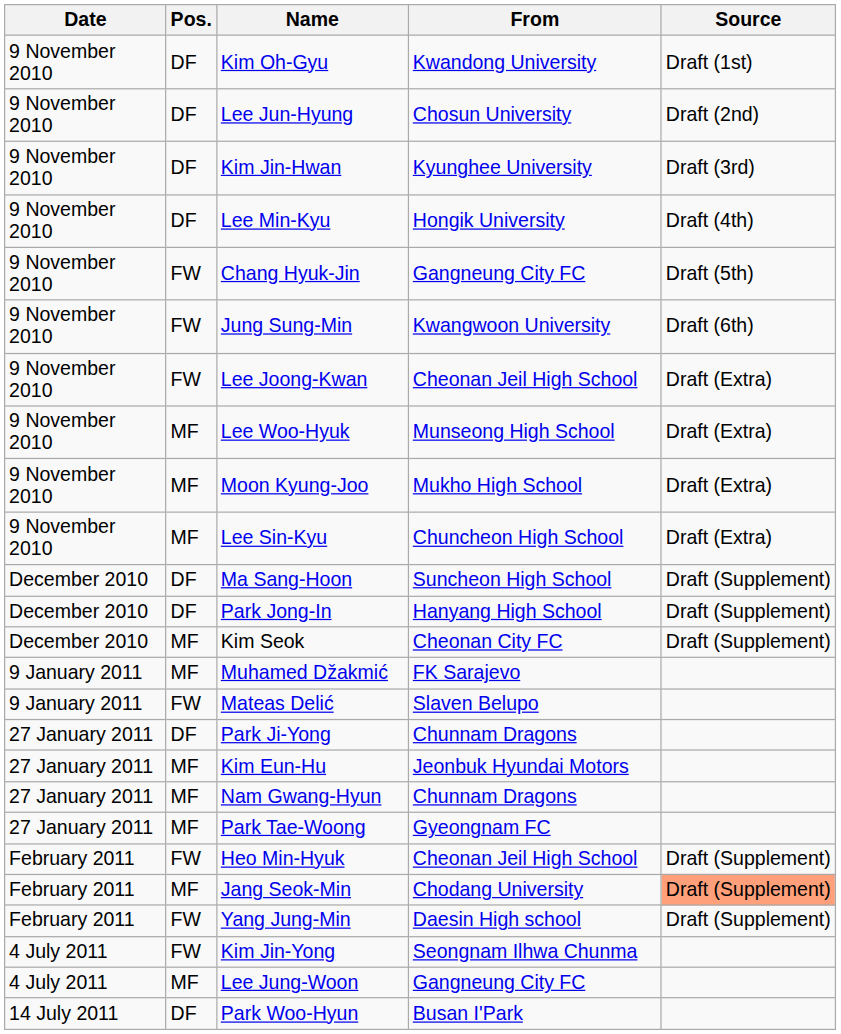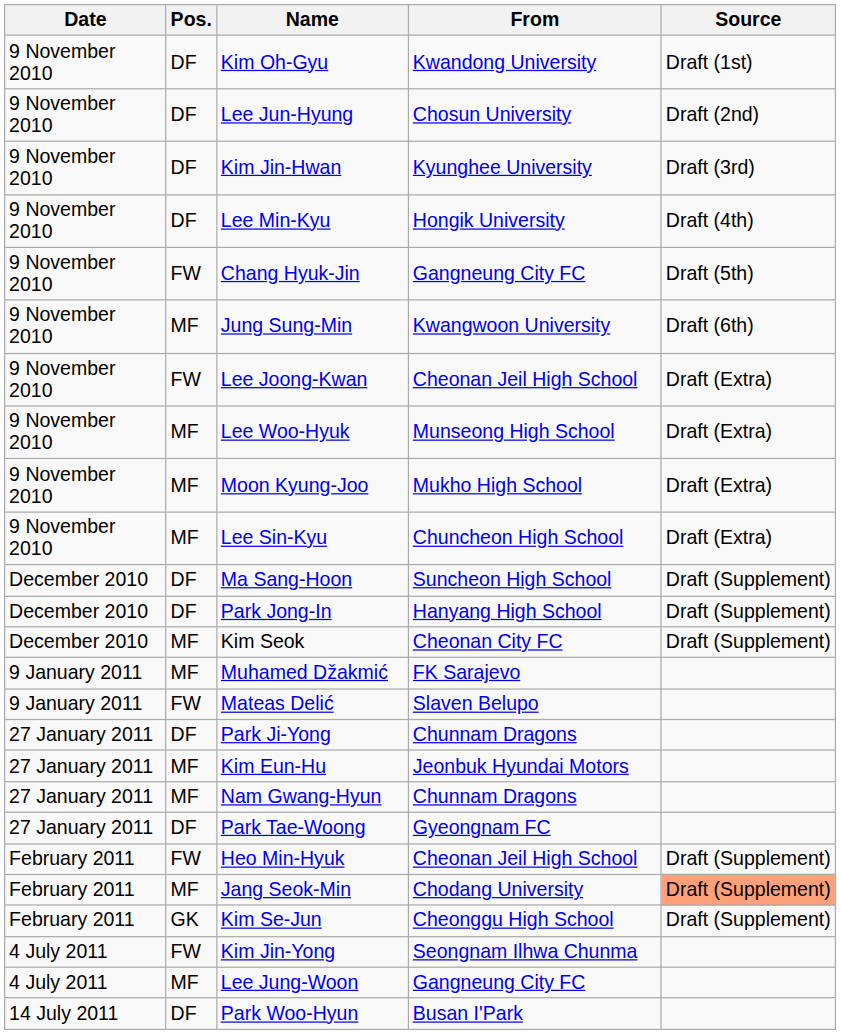(186, 326) FW -> (185, 326) MF
(185, 827) MF -> (184, 827) DF
- row: (286, 920)
+ row: (271, 920)
